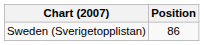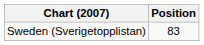(174, 31) 86 -> (174, 31) 83
